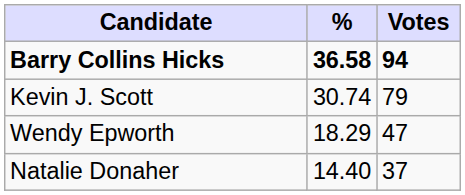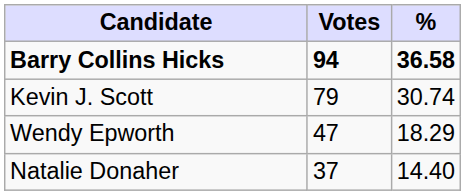columns swapped: (419, 23) <-> (342, 23)
